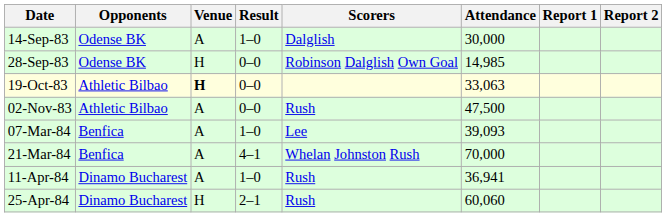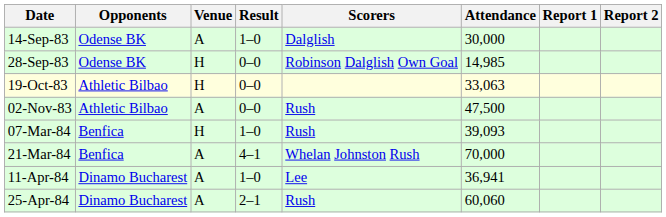(200, 85) bold -> (199, 85) normal
(199, 131) A -> (199, 131) H
(296, 131) Lee -> (300, 131) Rush
(300, 177) Rush -> (296, 177) Lee
(199, 200) H -> (199, 200) A
